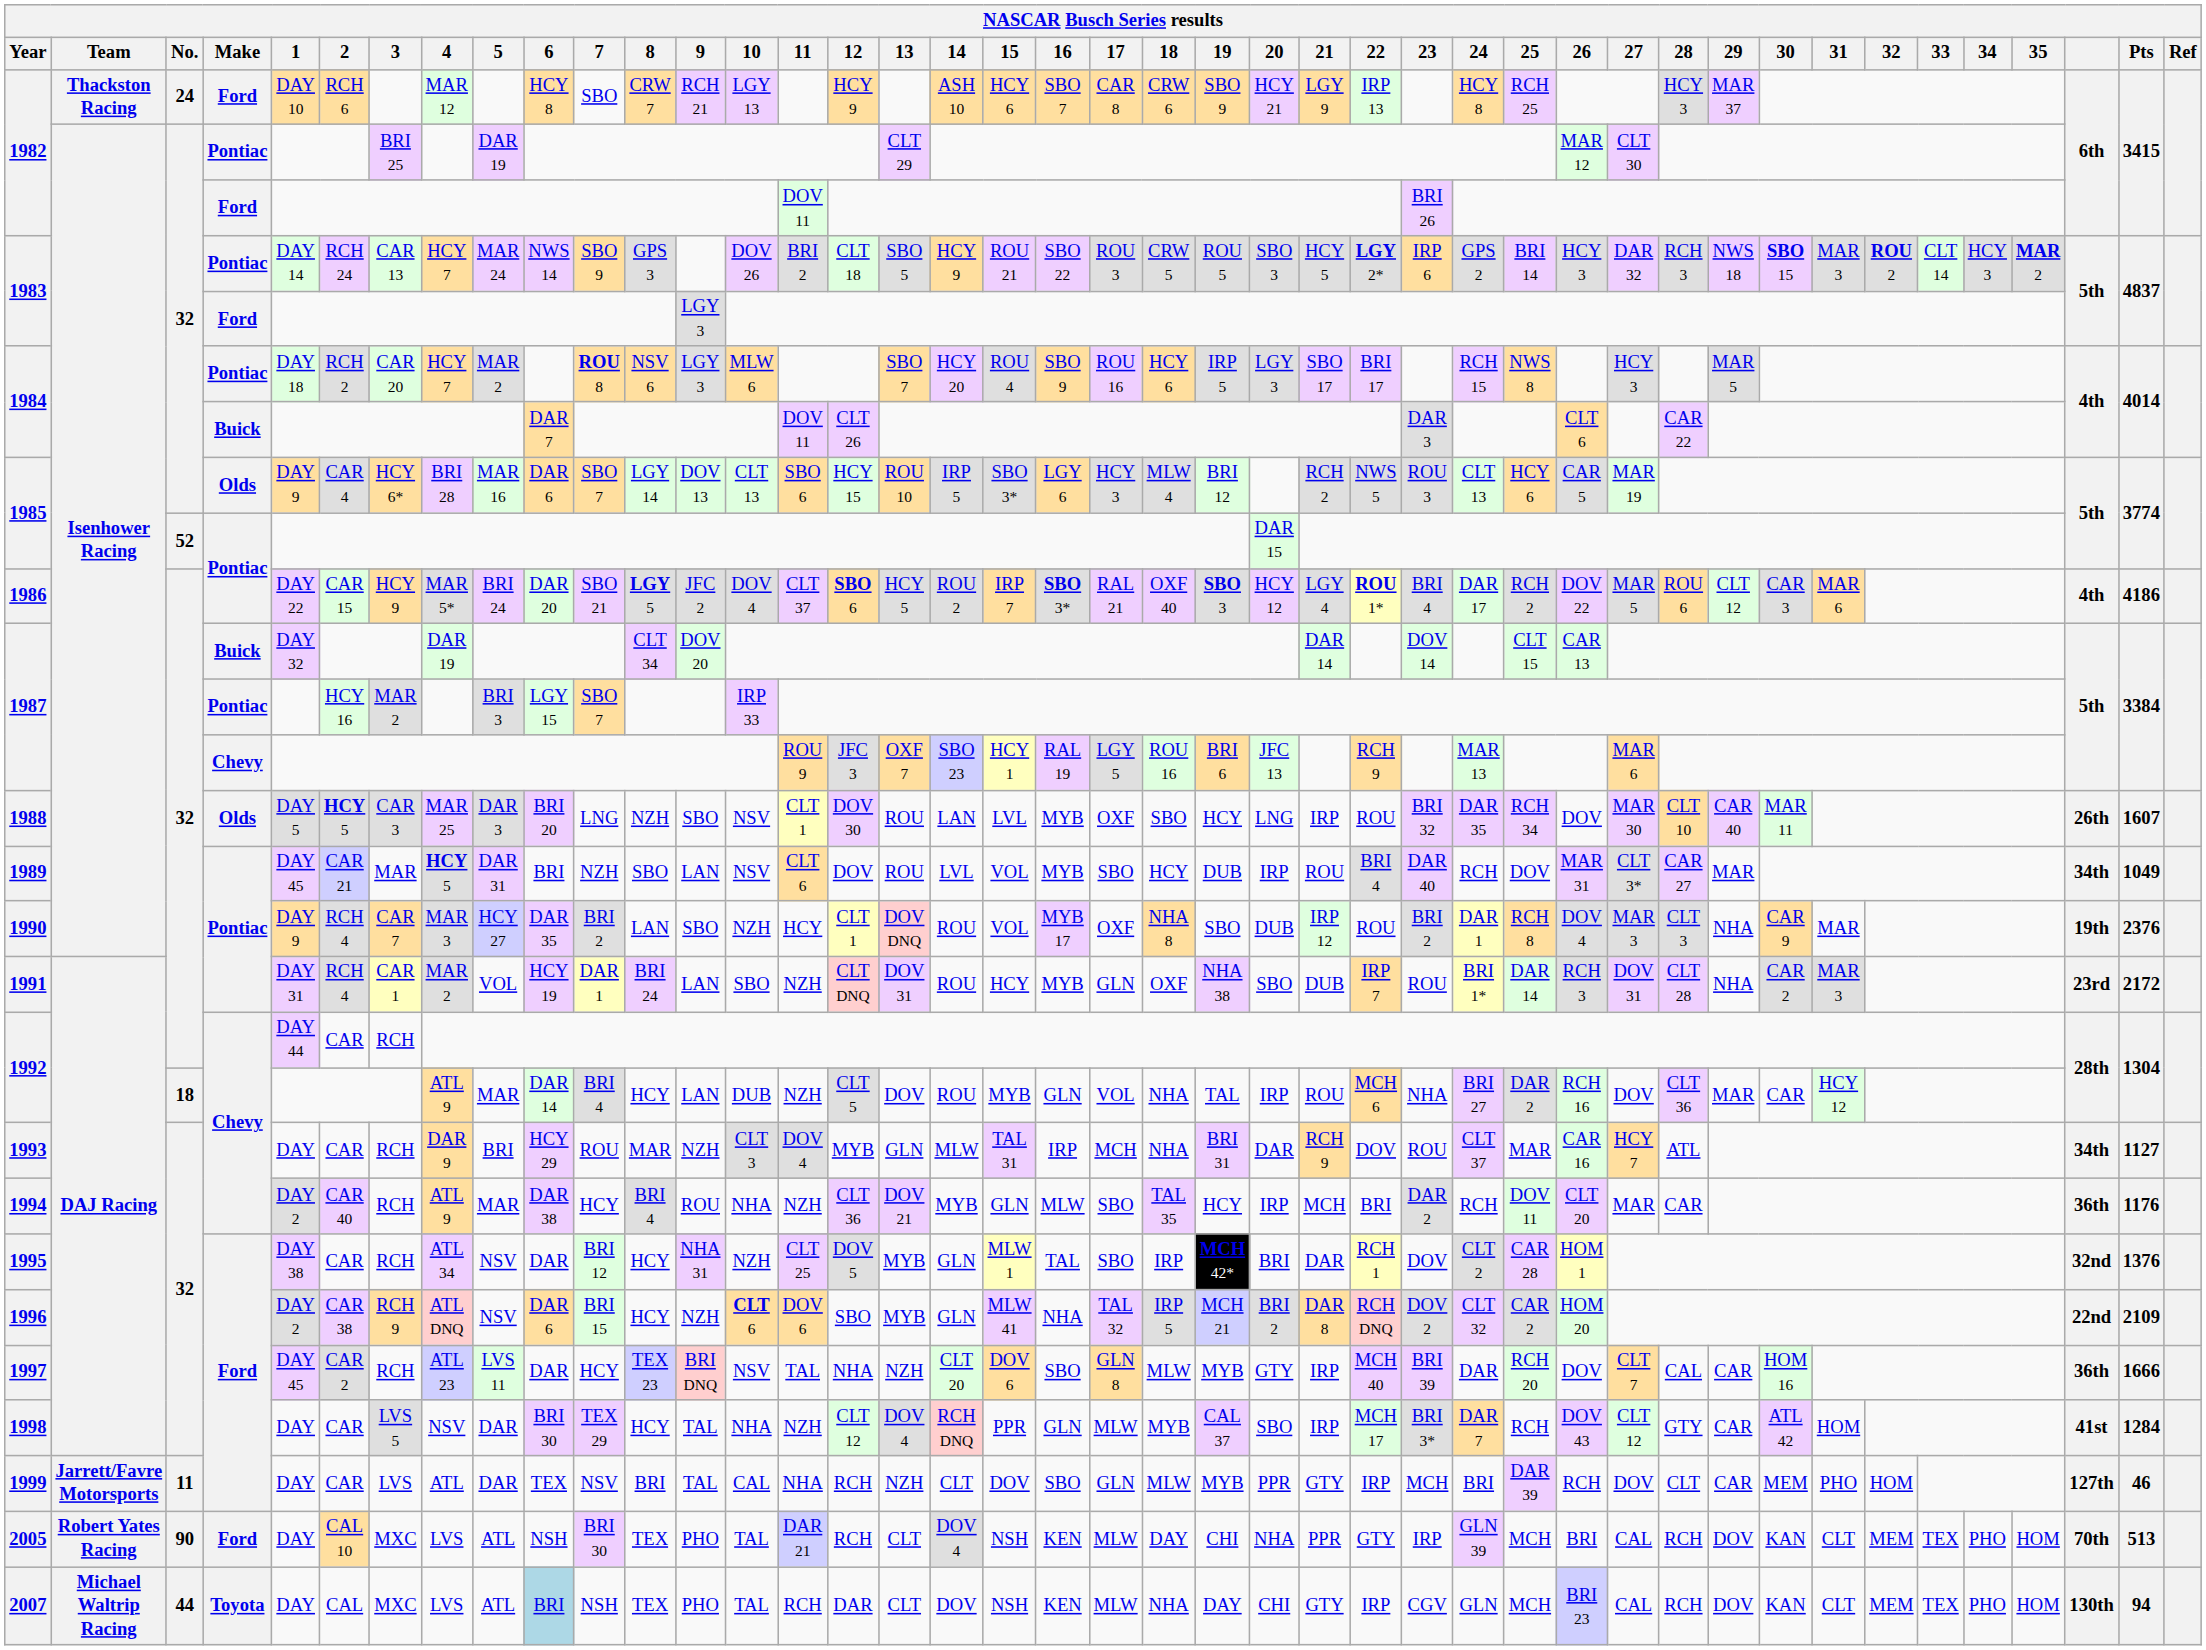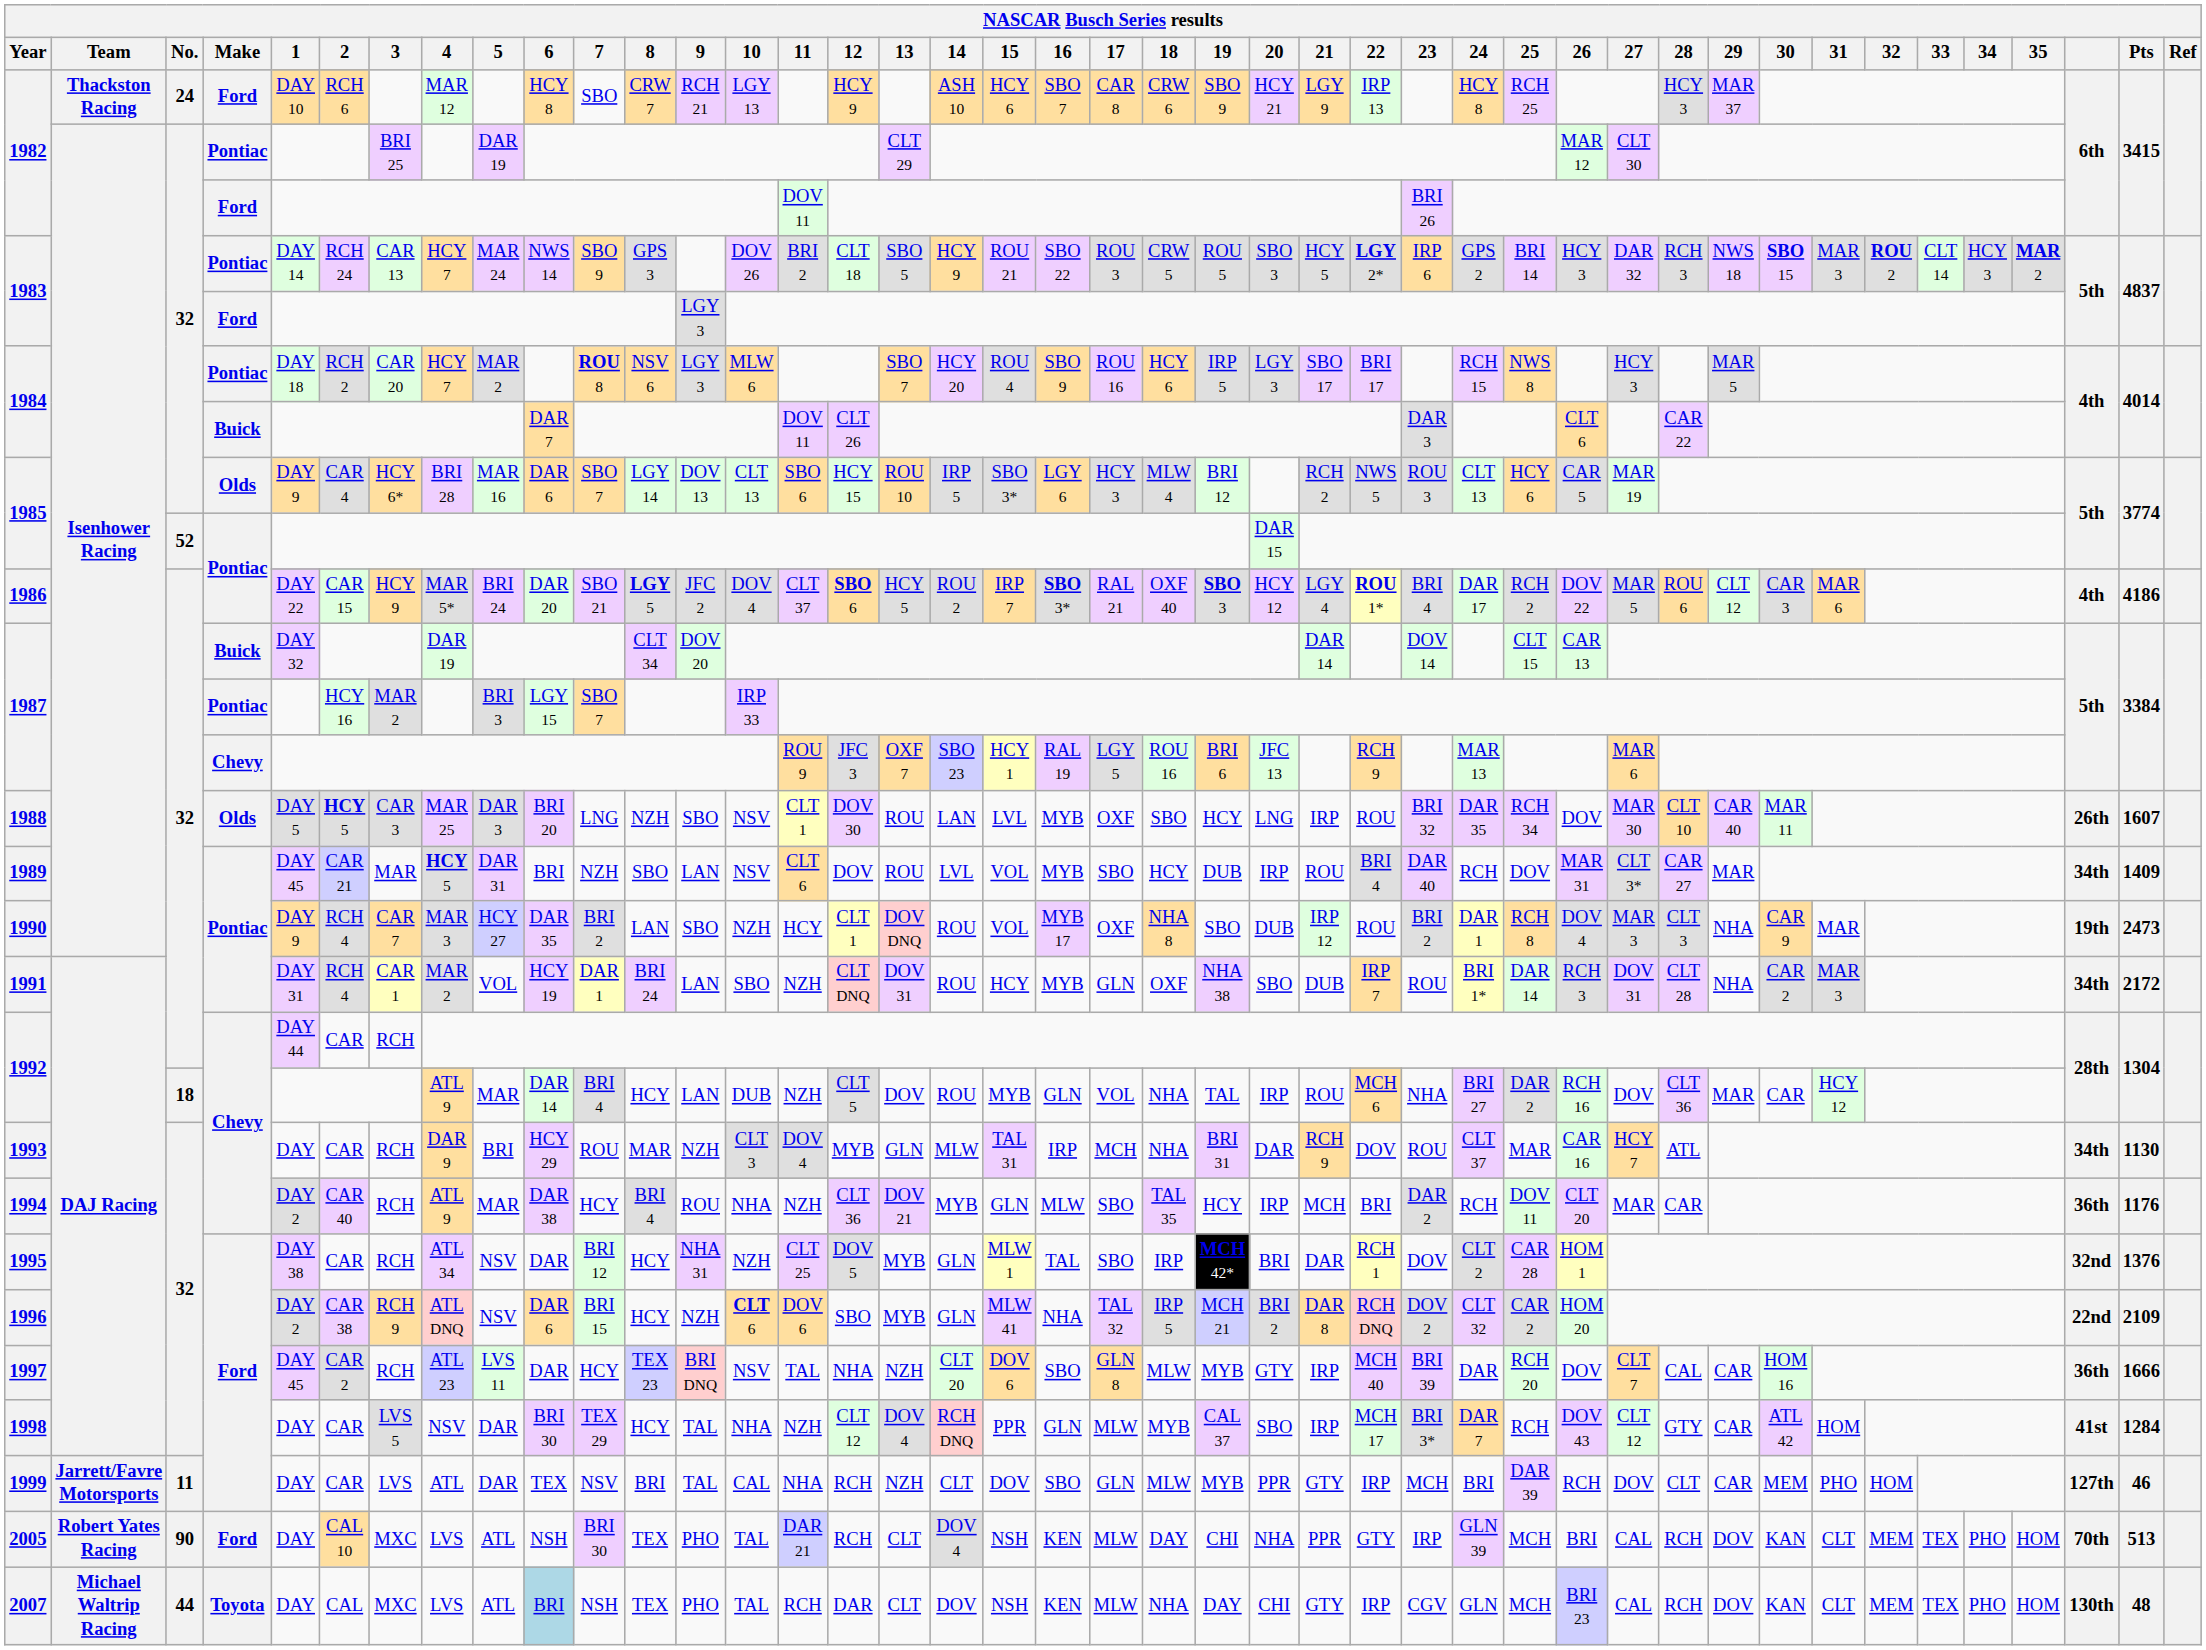(2141, 873) 1049 -> (2141, 873) 1409
(2141, 928) 2376 -> (2141, 928) 2473
(2092, 984) 23rd -> (2092, 984) 34th
(2141, 1150) 1127 -> (2141, 1150) 1130
(2141, 1605) 94 -> (2141, 1605) 48
